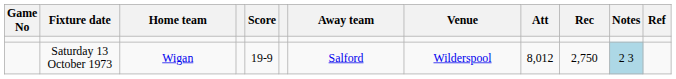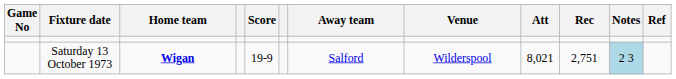(178, 58) normal -> (178, 58) bold
(540, 58) 8,012 -> (540, 58) 8,021
(584, 58) 2,750 -> (584, 58) 2,751
